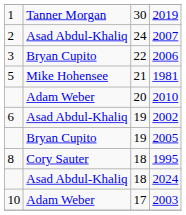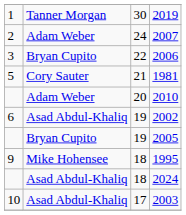(77, 35) Asad Abdul-Khaliq -> (60, 35) Adam Weber
(67, 76) Mike Hohensee -> (57, 76) Cory Sauter
(11, 158) 8 -> (11, 158) 9
(57, 158) Cory Sauter -> (67, 158) Mike Hohensee
(60, 199) Adam Weber -> (77, 199) Asad Abdul-Khaliq
